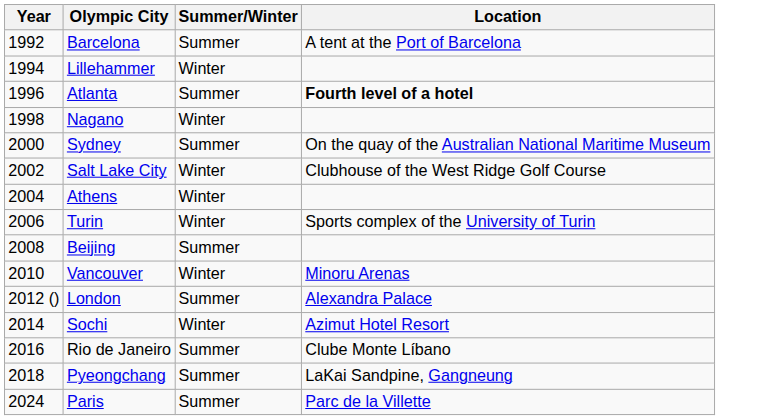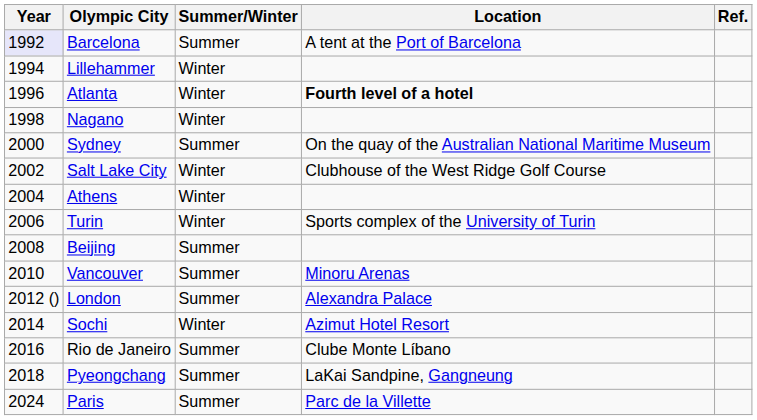+ column: (733, 17)
(26, 42) no background -> (26, 42) lavender background
(209, 94) Summer -> (202, 94) Winter
(202, 273) Winter -> (209, 273) Summer
